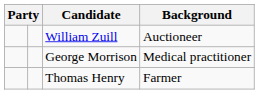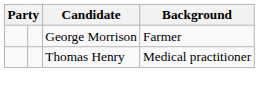- row: (81, 36)
(197, 57) Medical practitioner -> (162, 36) Farmer
(162, 78) Farmer -> (197, 57) Medical practitioner
